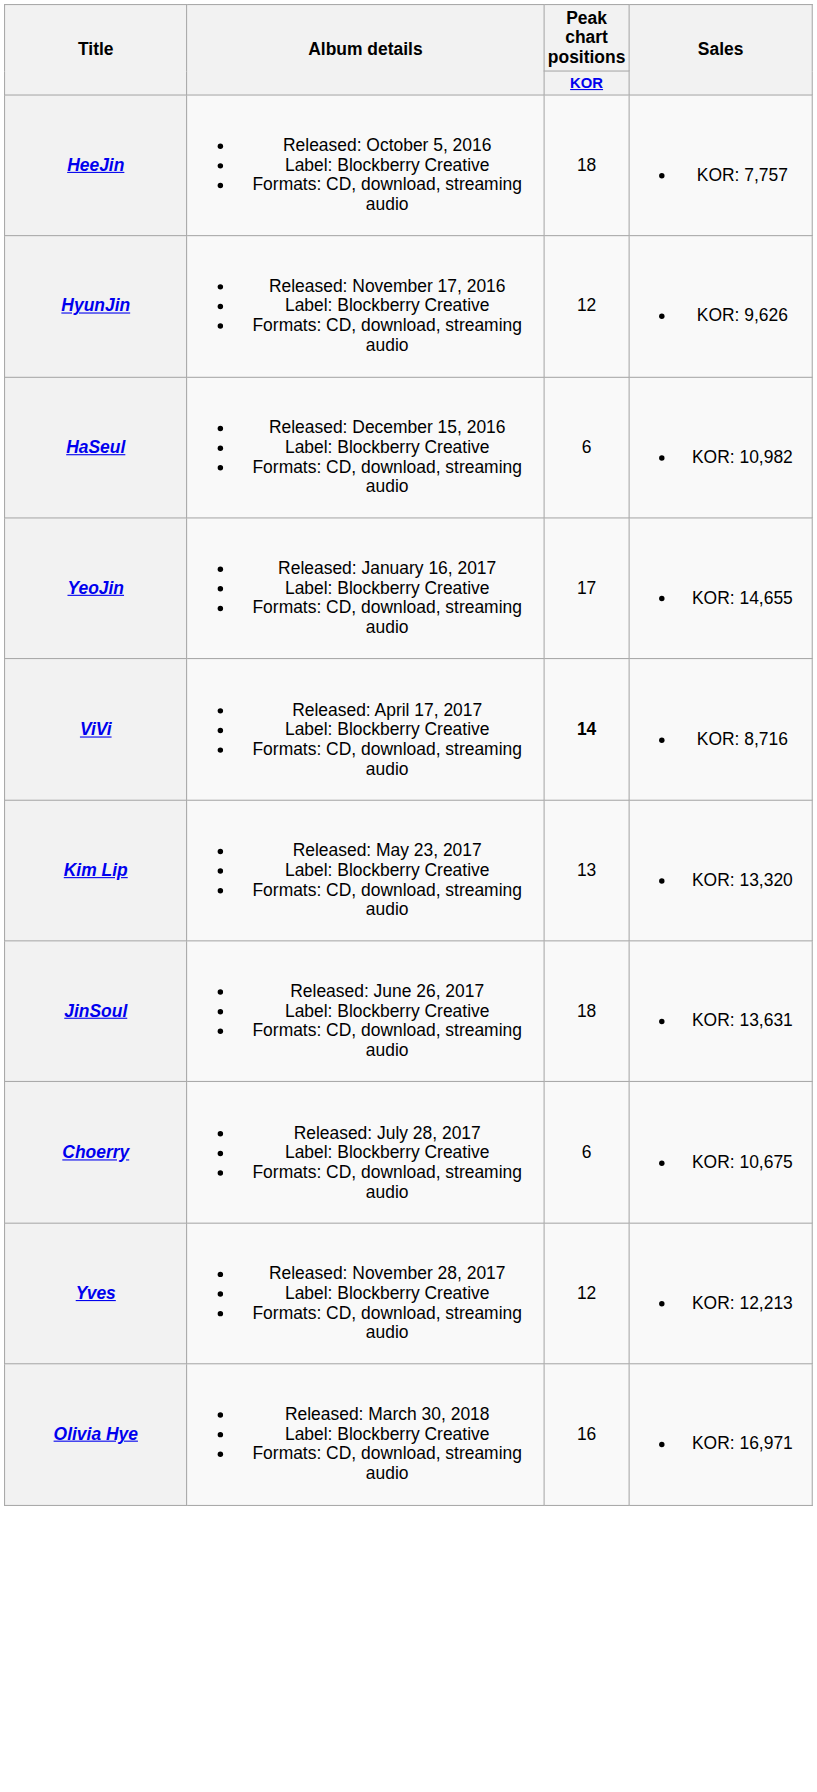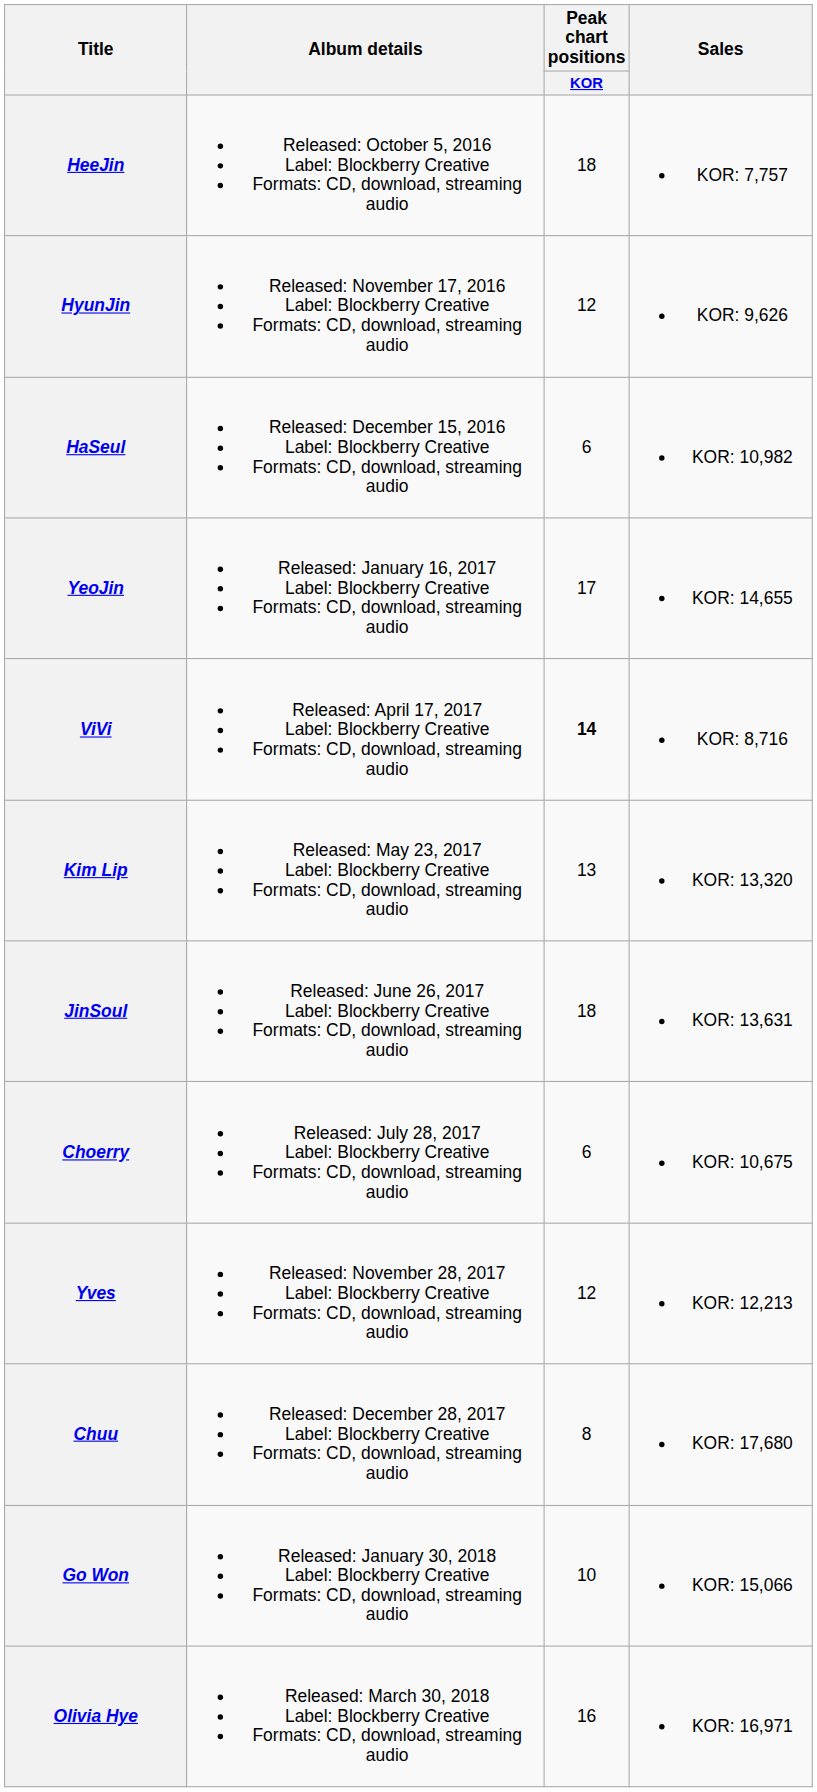+ row: (96, 1434)
+ row: (96, 1575)
